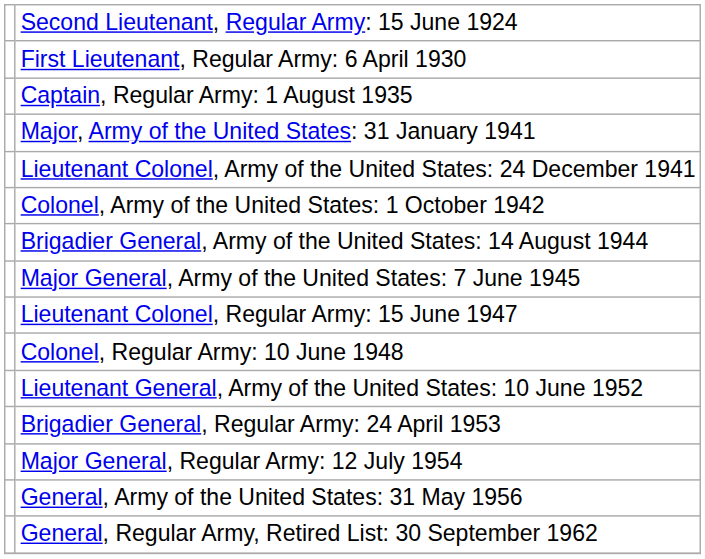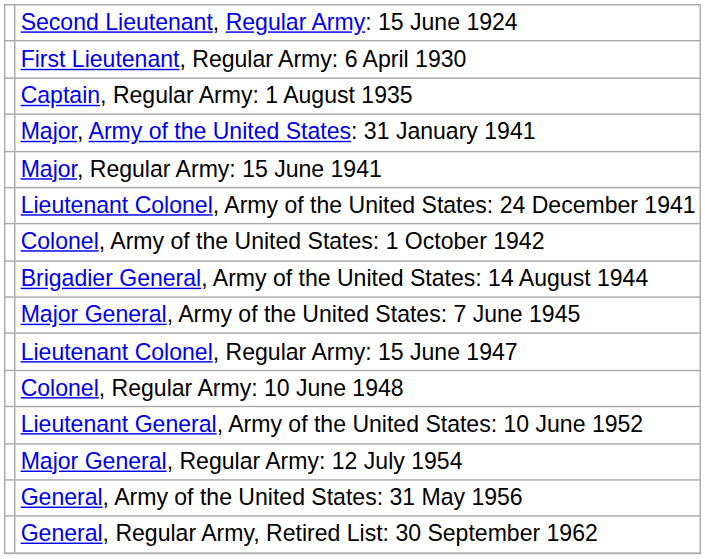+ row: (201, 168)
- row: (261, 424)
